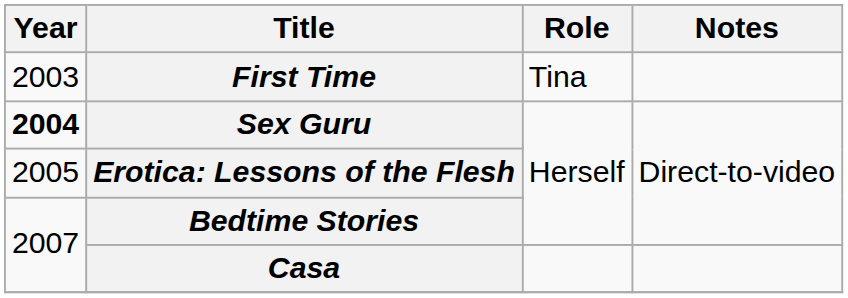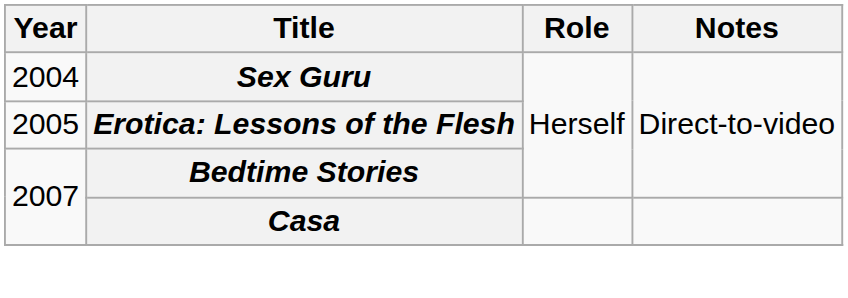- row: (304, 76)
(46, 124) bold -> (46, 76) normal
